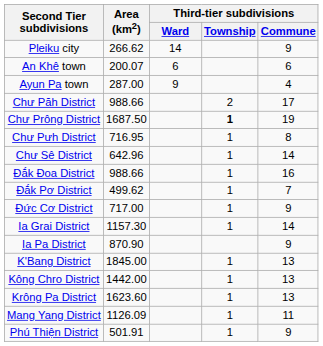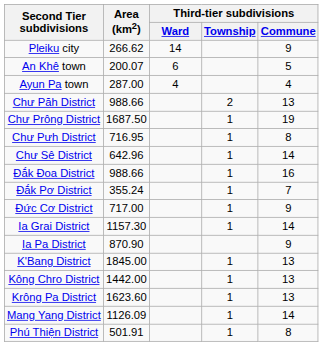(288, 67) 6 -> (288, 67) 5
(175, 85) 9 -> (175, 85) 4
(288, 102) 17 -> (288, 102) 13
(230, 120) bold -> (230, 120) normal
(126, 191) 499.62 -> (126, 191) 355.24
(288, 315) 11 -> (288, 315) 14
(288, 333) 9 -> (288, 333) 8
